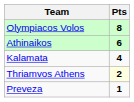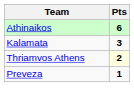- row: (45, 27)
(119, 58) 4 -> (119, 43) 3
